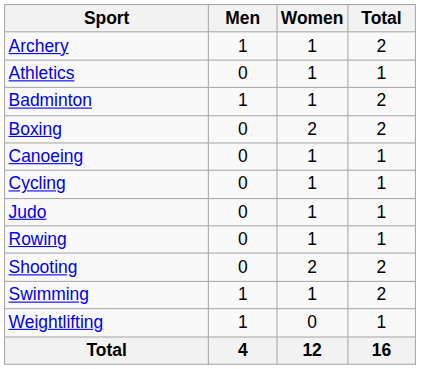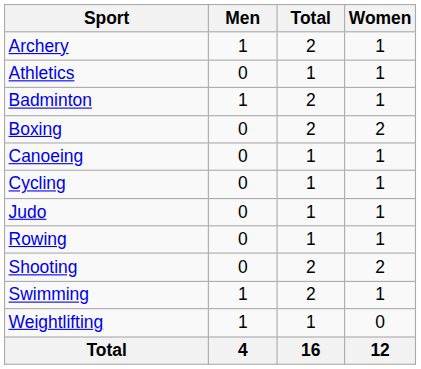columns swapped: (312, 18) <-> (381, 18)
